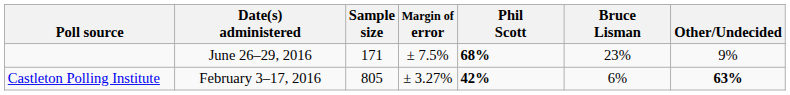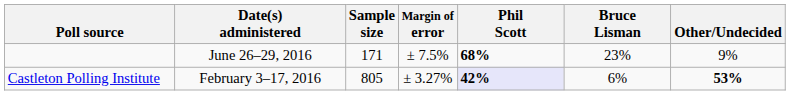(475, 78) no background -> (475, 78) lavender background
(728, 78) 63% -> (728, 78) 53%
